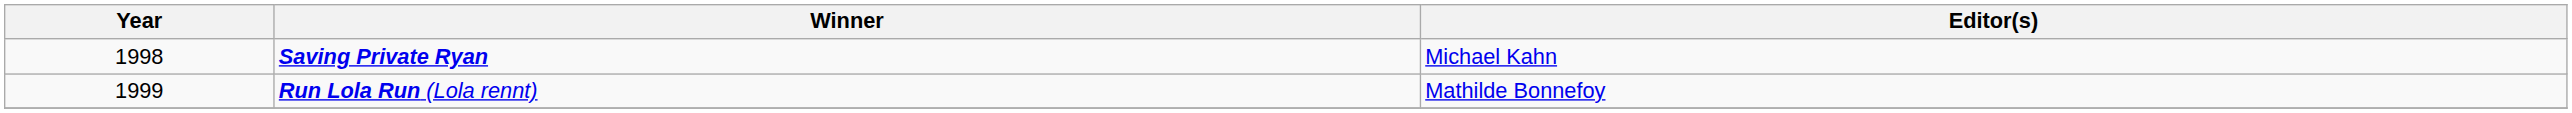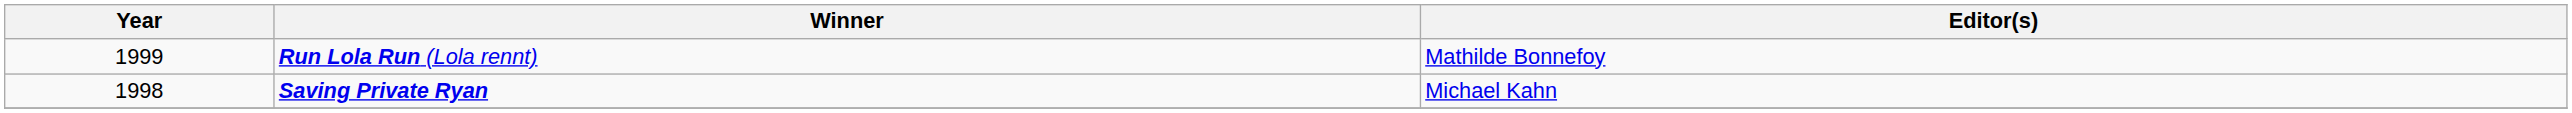rows swapped: (383, 56) <-> (408, 90)
